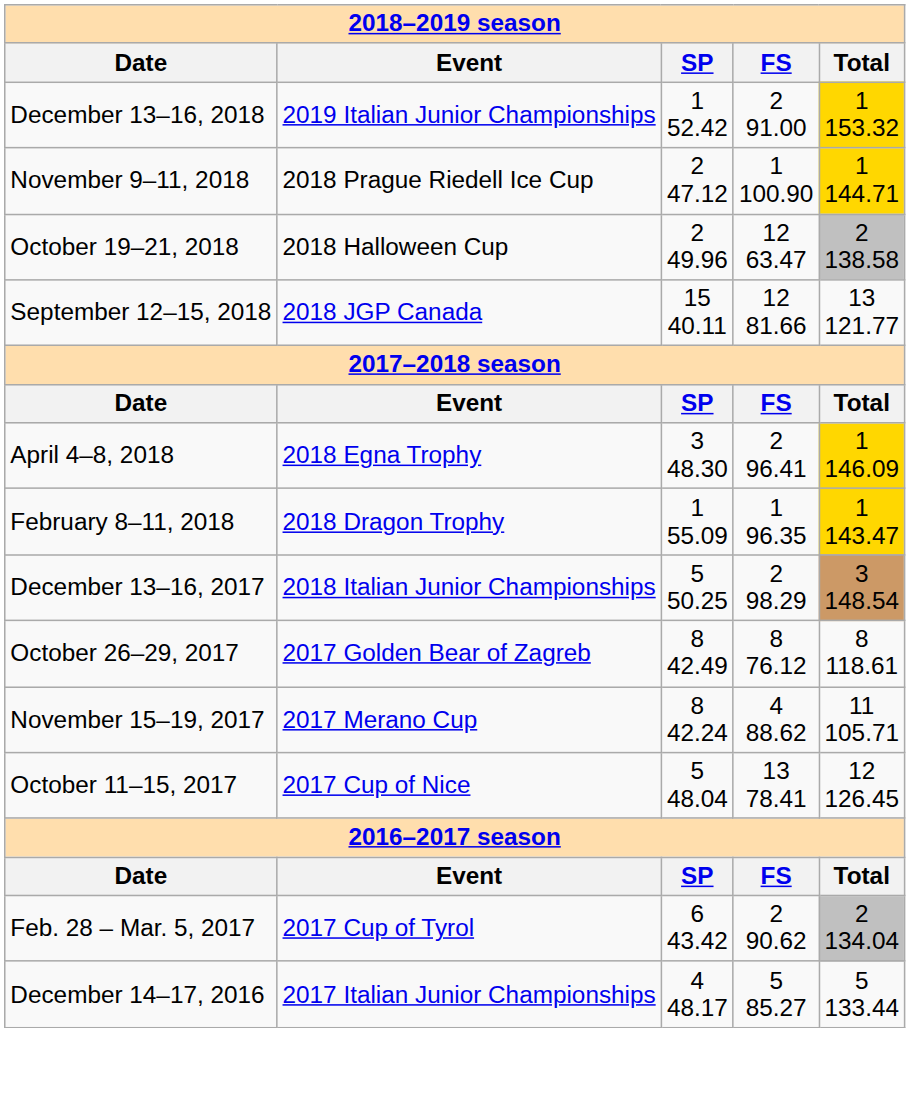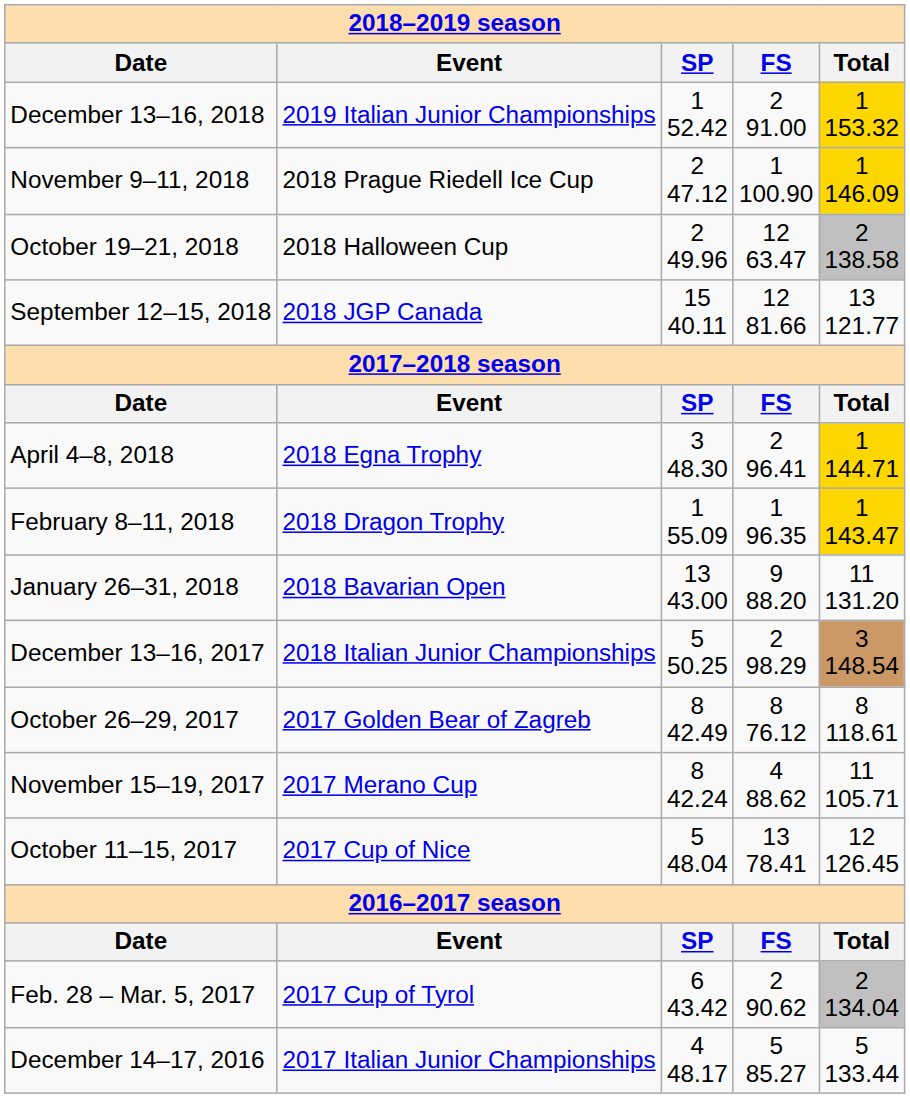(862, 180) 1 144.71 -> (862, 180) 1 146.09
(862, 455) 1 146.09 -> (862, 455) 1 144.71
+ row: (125, 587)
